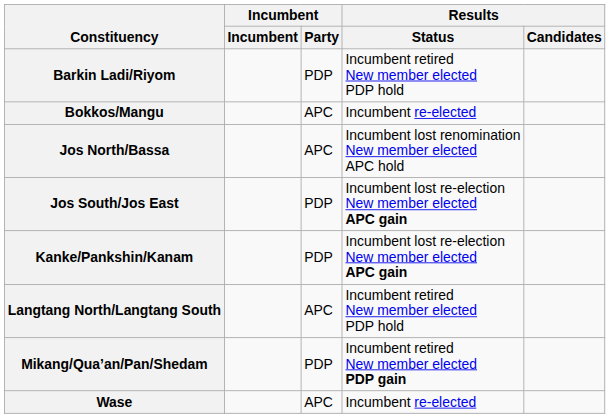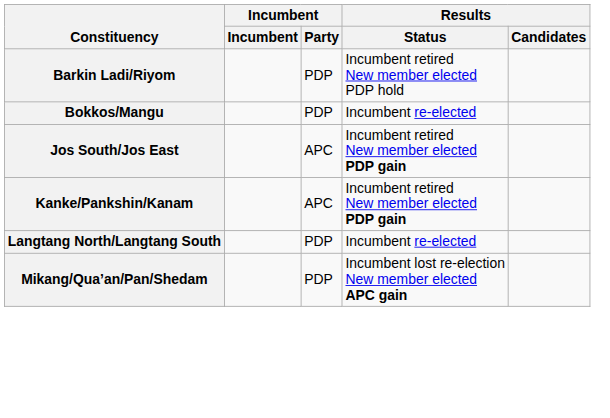(319, 113) APC -> (319, 113) PDP
- row: (114, 150)
(319, 204) PDP -> (319, 150) APC
(425, 204) Incumbent lost re-election New member elected APC gain -> (411, 150) Incumbent retired New member elected PDP gain
(319, 257) PDP -> (319, 204) APC
(425, 257) Incumbent lost re-election New member elected APC gain -> (411, 204) Incumbent retired New member elected PDP gain
(319, 311) APC -> (319, 241) PDP
(411, 311) Incumbent retired New member elected PDP hold -> (411, 241) Incumbent re-elected
(411, 364) Incumbent retired New member elected PDP gain -> (425, 279) Incumbent lost re-election New member elected APC gain
- row: (114, 402)
